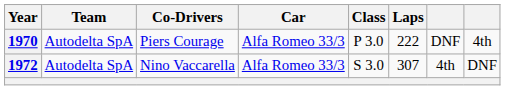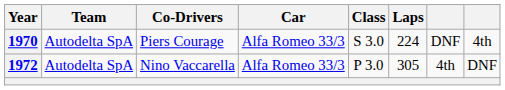(369, 41) P 3.0 -> (369, 41) S 3.0
(408, 41) 222 -> (408, 41) 224
(369, 66) S 3.0 -> (369, 66) P 3.0
(408, 66) 307 -> (408, 66) 305
